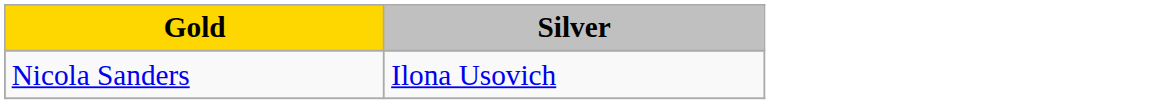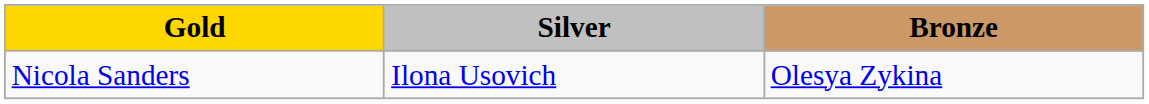+ column: (954, 27)
